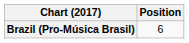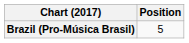(160, 29) 6 -> (160, 29) 5
